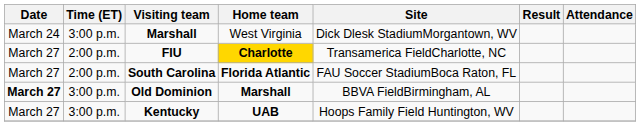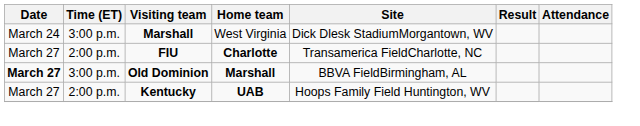(266, 53) gold background -> (250, 53) no background
- row: (172, 73)
(94, 112) 3:00 p.m. -> (94, 92) 2:00 p.m.
